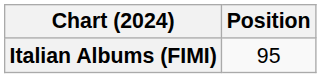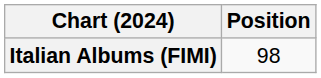(269, 55) 95 -> (269, 55) 98
